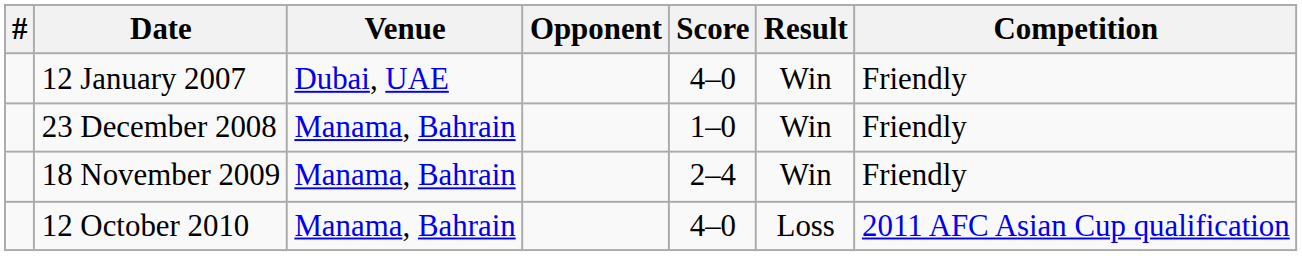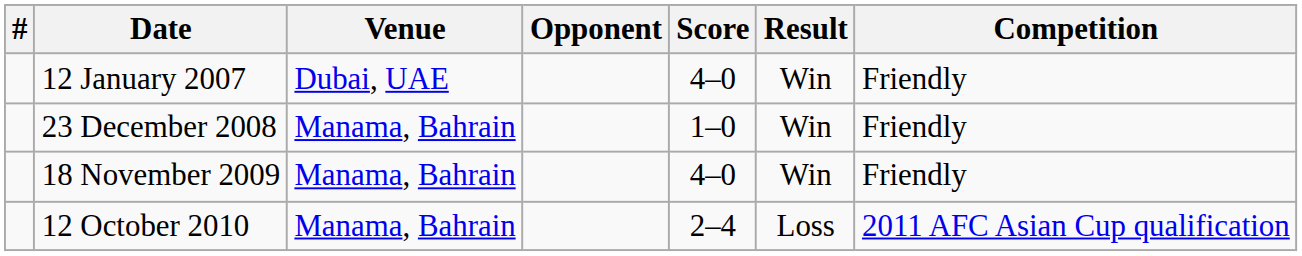(713, 175) 2–4 -> (713, 175) 4–0
(713, 224) 4–0 -> (713, 224) 2–4
